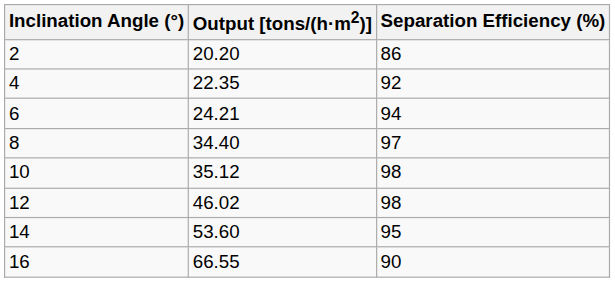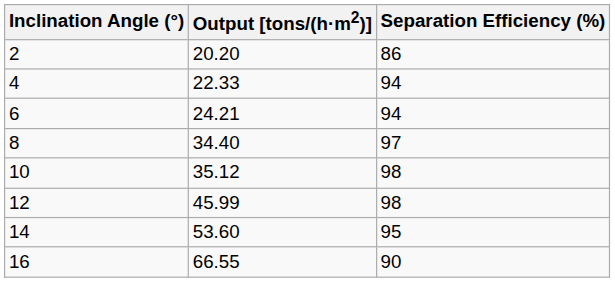(216, 83) 22.35 -> (216, 83) 22.33
(391, 83) 92 -> (391, 83) 94
(216, 202) 46.02 -> (216, 202) 45.99
